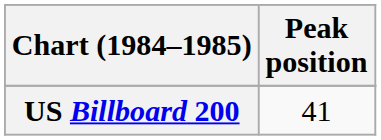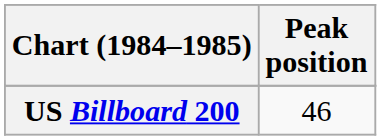(317, 109) 41 -> (317, 109) 46
